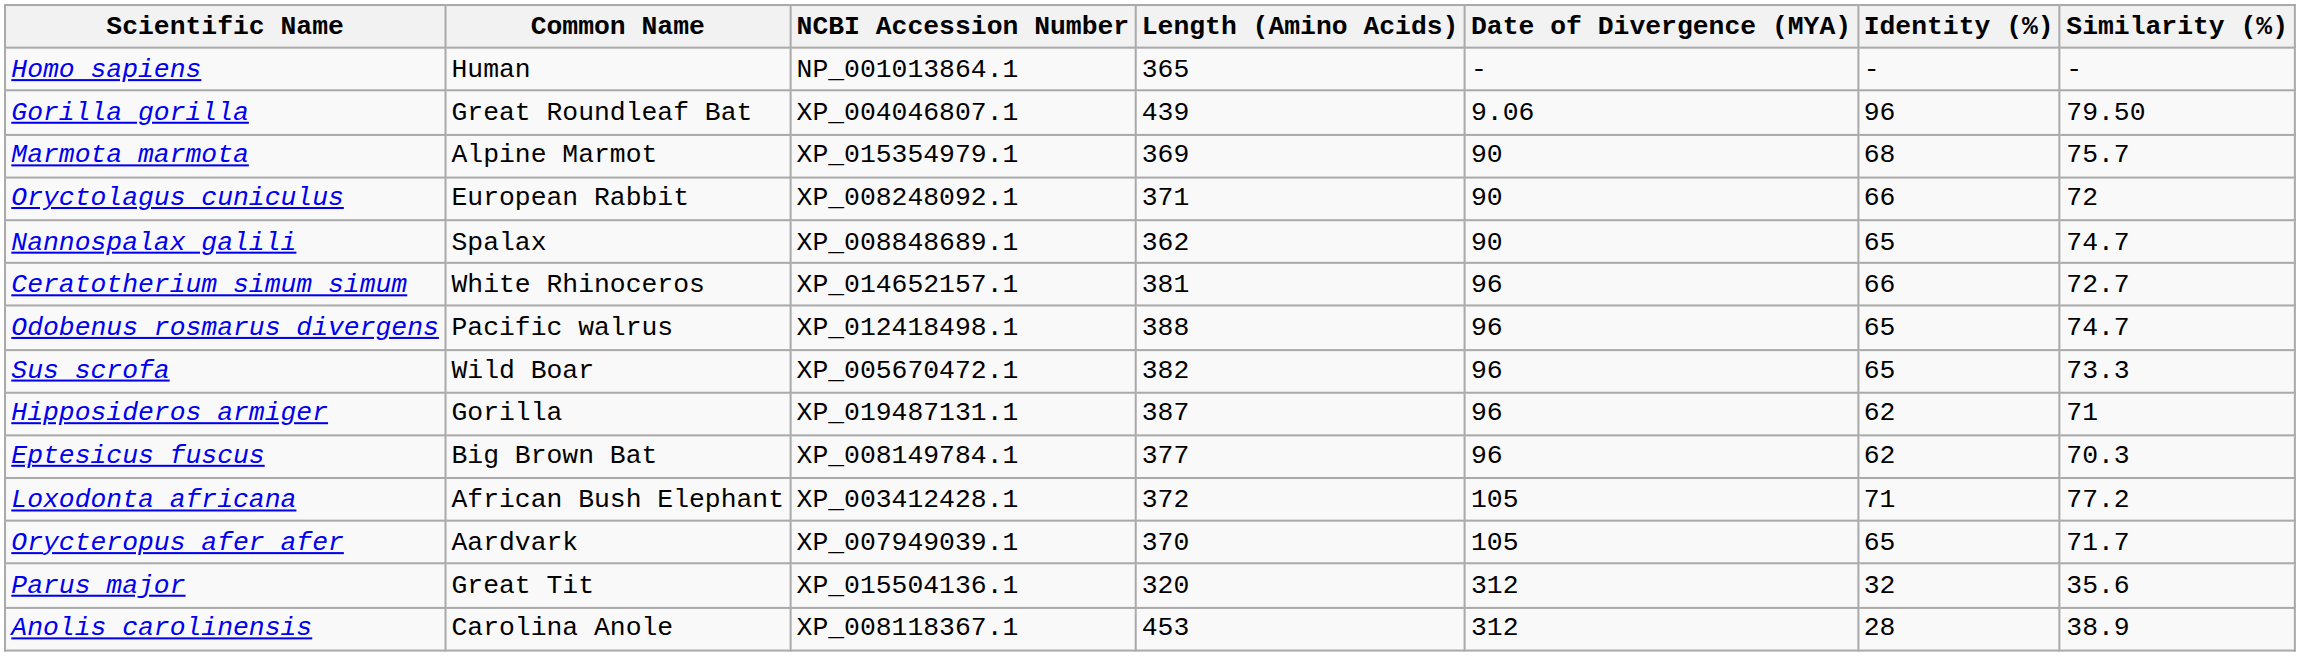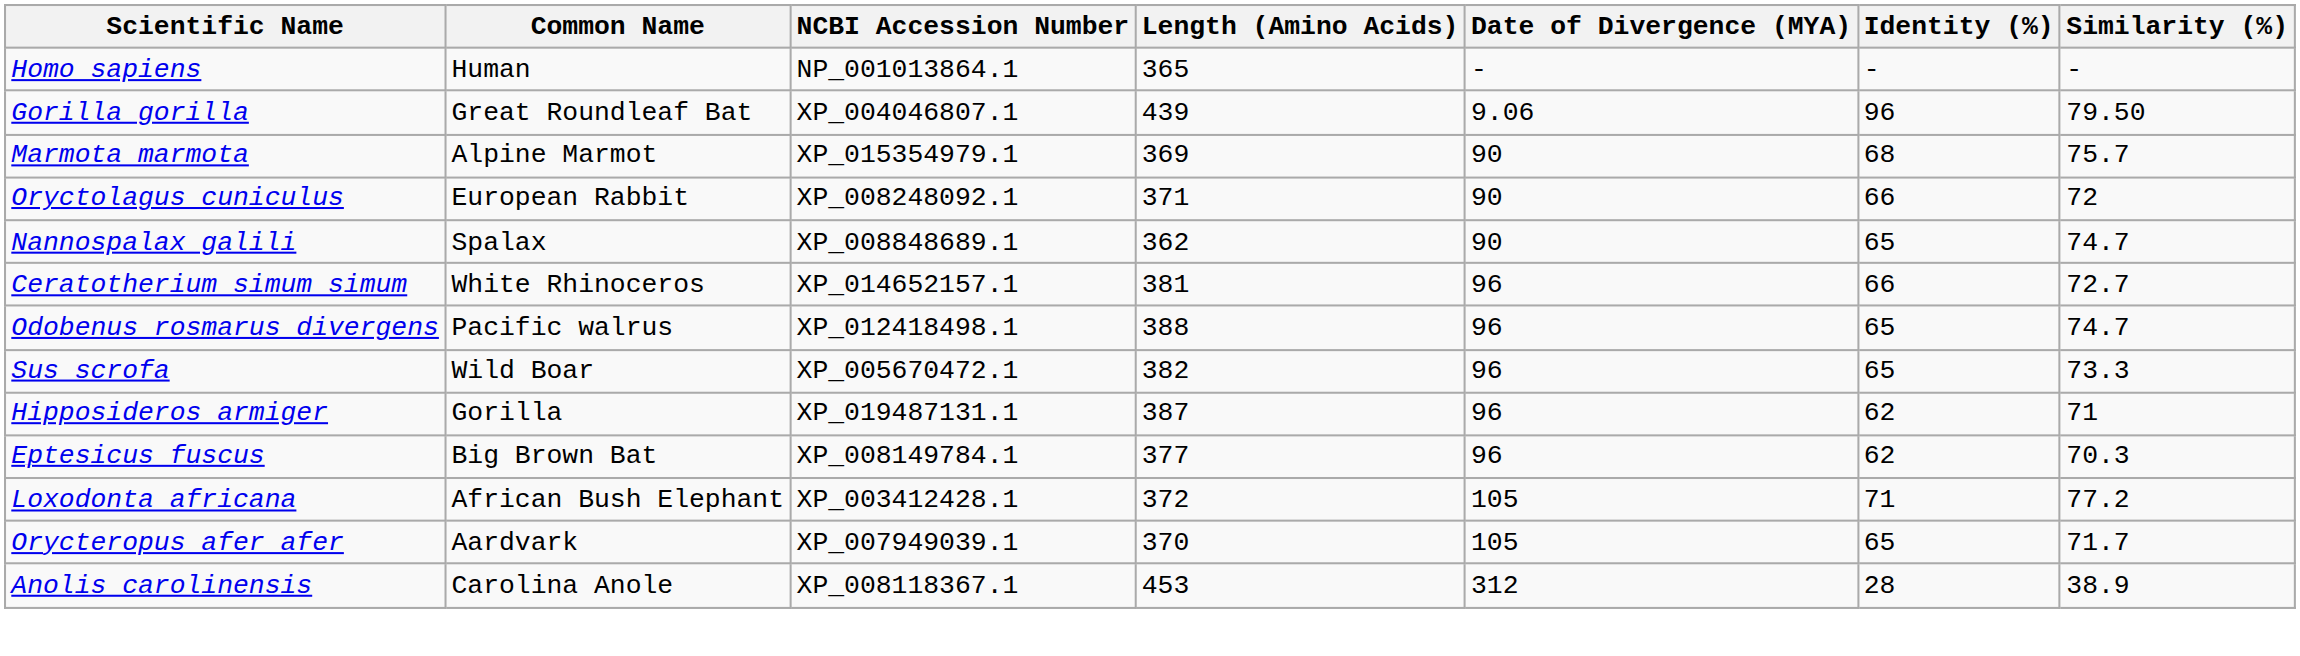- row: (98, 586)
